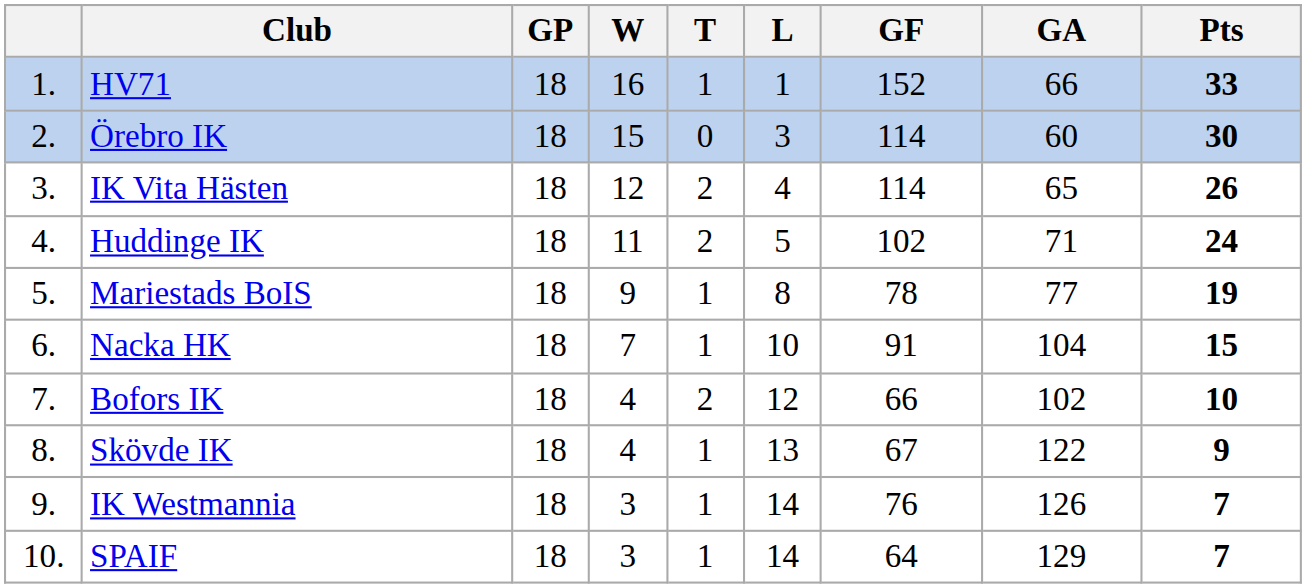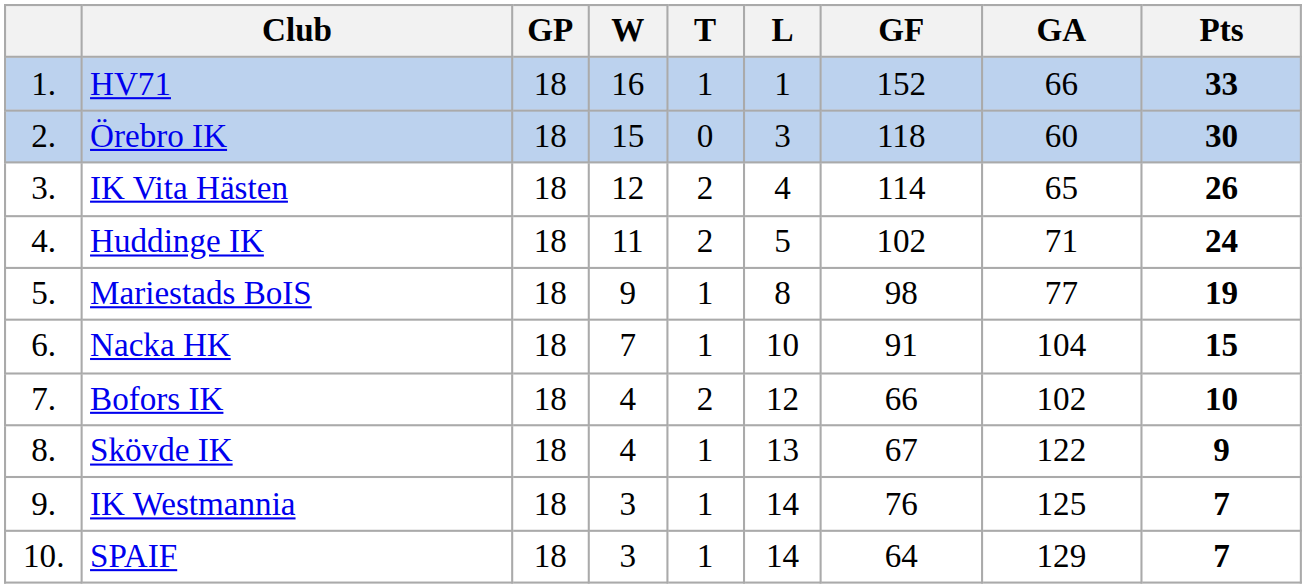(901, 135) 114 -> (901, 135) 118
(901, 293) 78 -> (901, 293) 98
(1061, 503) 126 -> (1061, 503) 125
